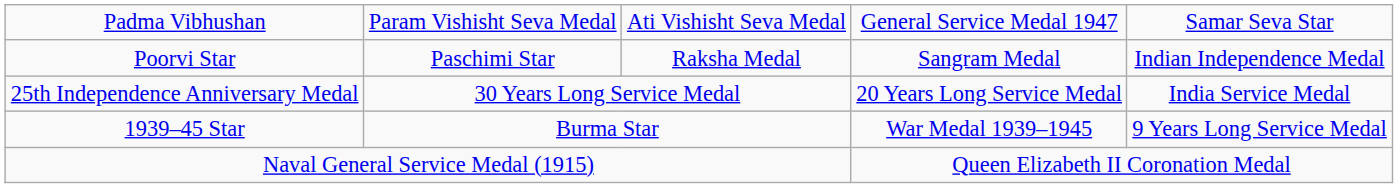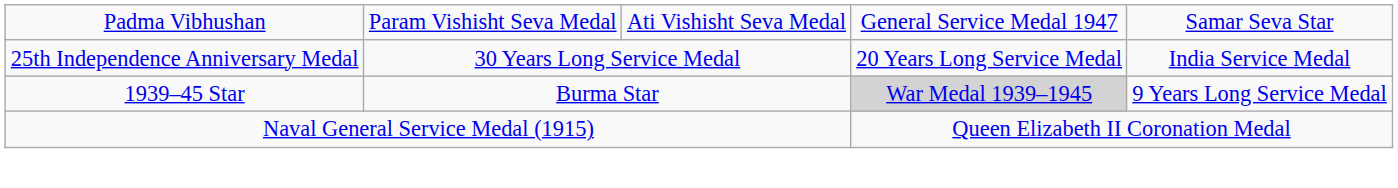- row: (185, 57)
(989, 128) no background -> (989, 93) lightgrey background
